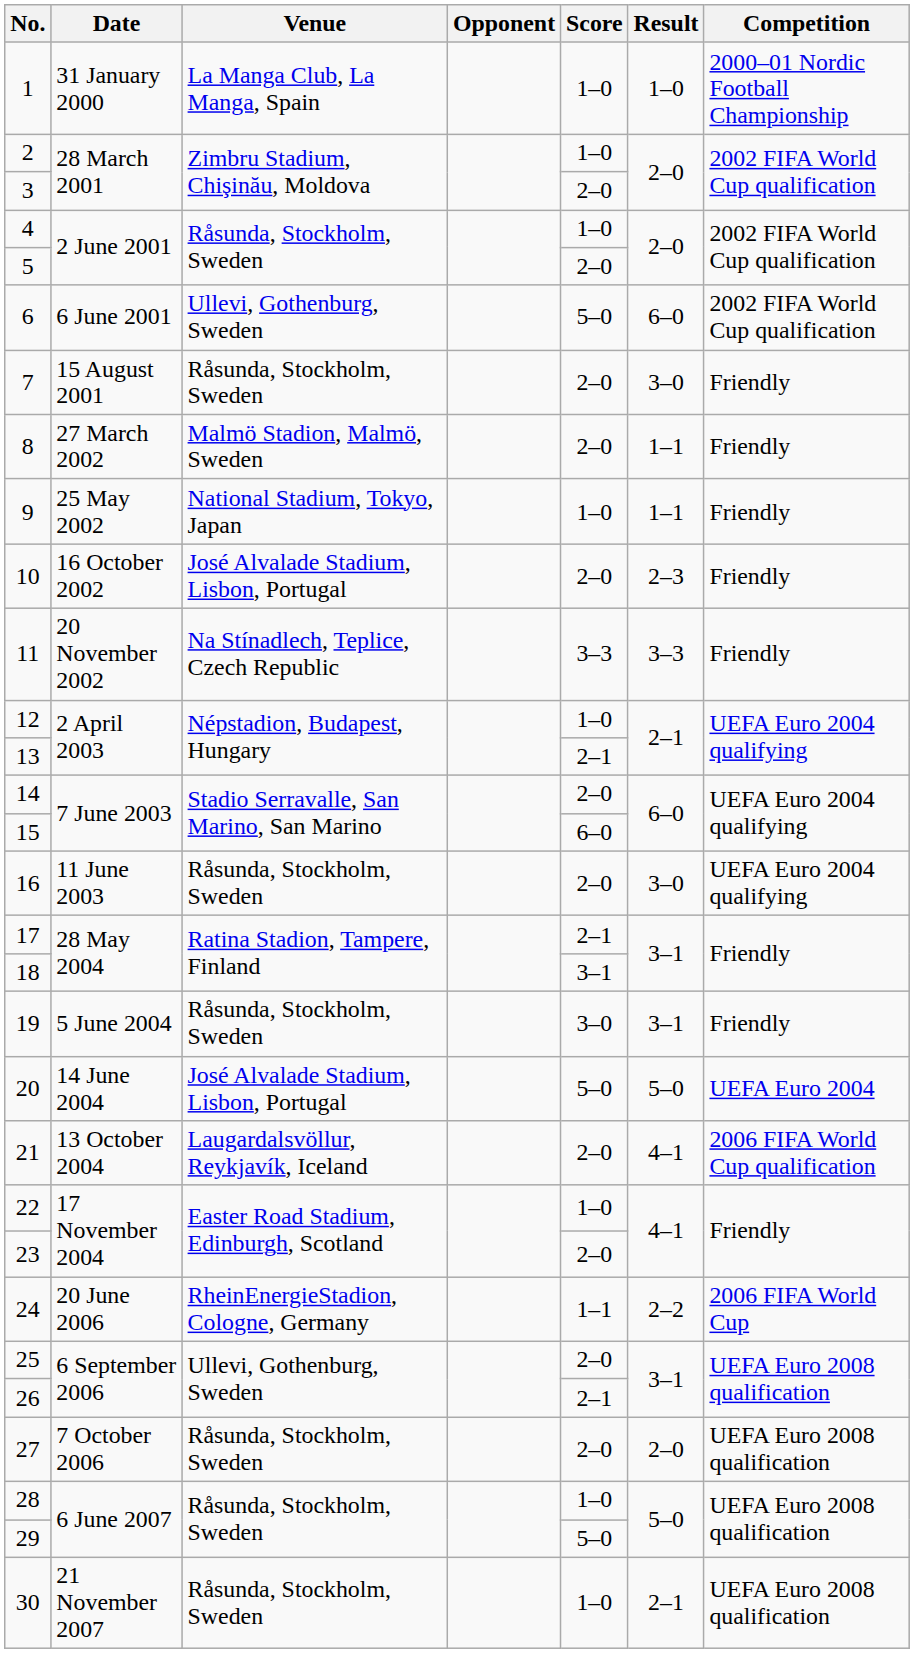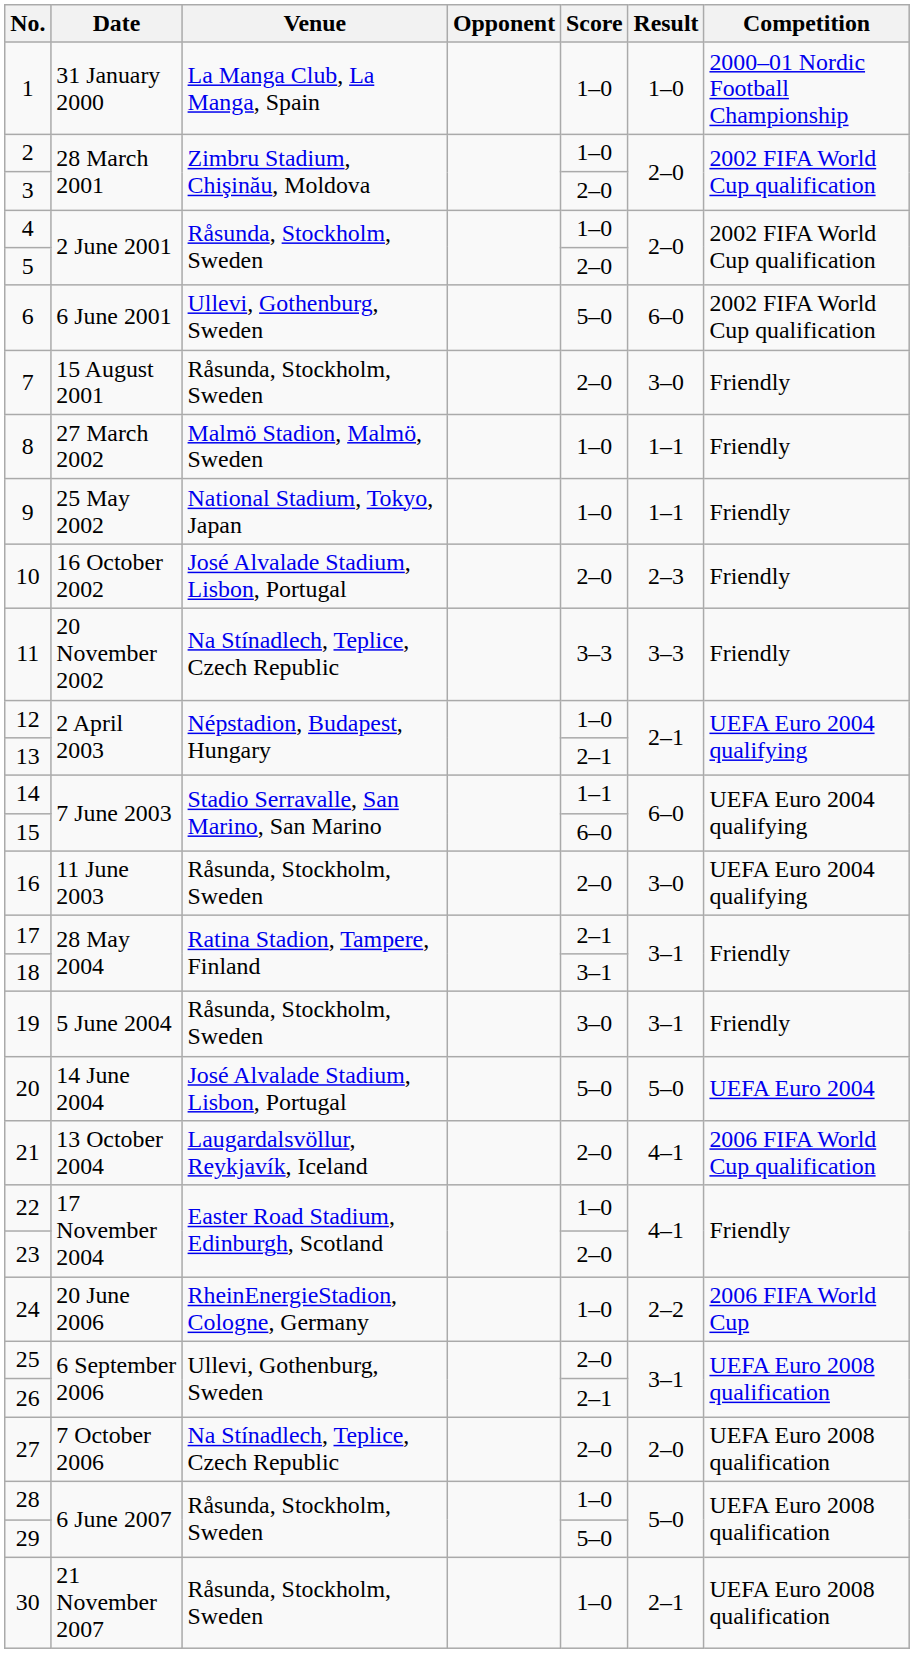(594, 446) 2–0 -> (594, 446) 1–0
(594, 794) 2–0 -> (594, 794) 1–1
(594, 1308) 1–1 -> (594, 1308) 1–0
(289, 1448) Råsunda, Stockholm, Sweden -> (298, 1448) Na Stínadlech, Teplice, Czech Republic
